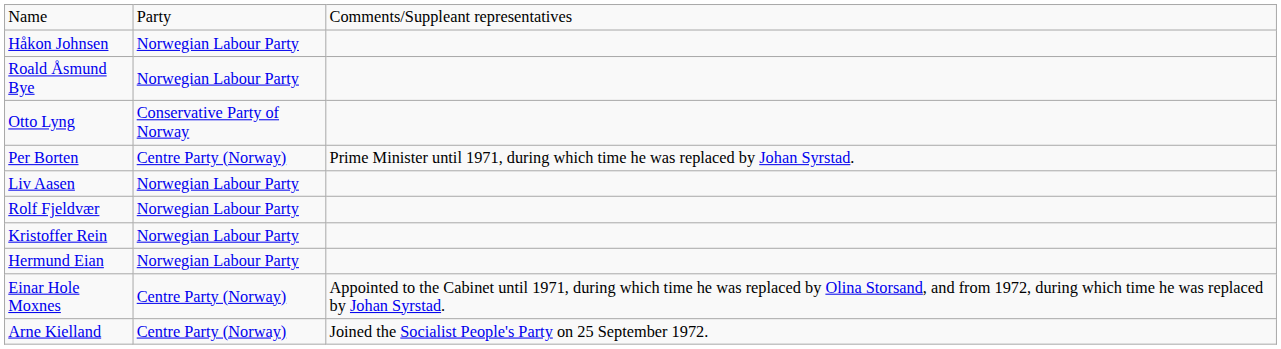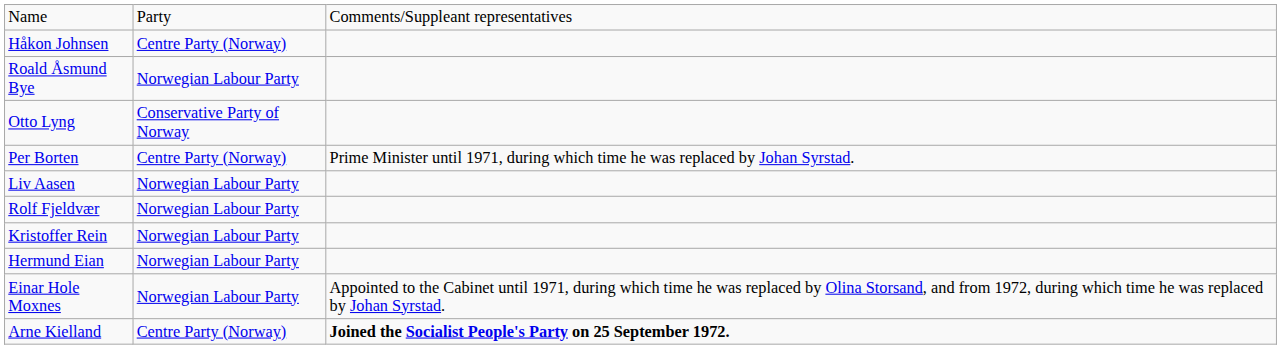(218, 43) Norwegian Labour Party -> (211, 43) Centre Party (Norway)
(211, 296) Centre Party (Norway) -> (218, 296) Norwegian Labour Party
(519, 331) normal -> (530, 331) bold
